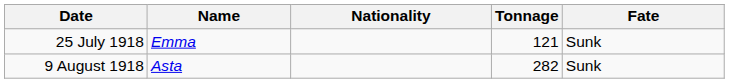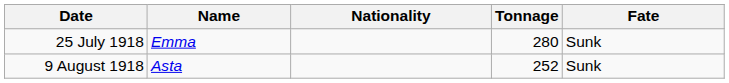(546, 41) 121 -> (546, 41) 280
(546, 66) 282 -> (546, 66) 252
